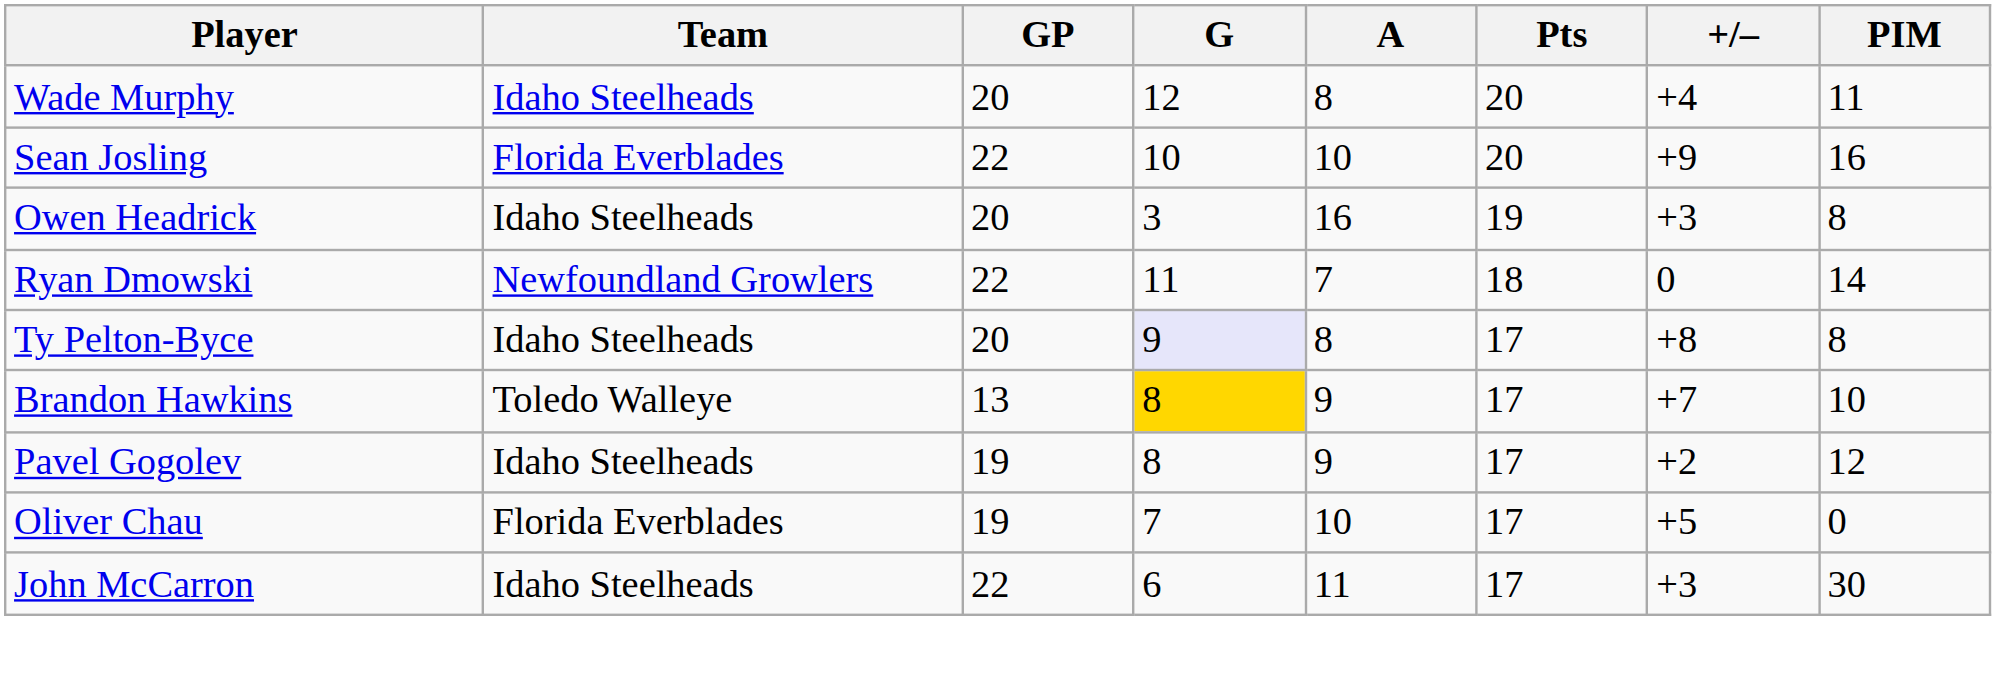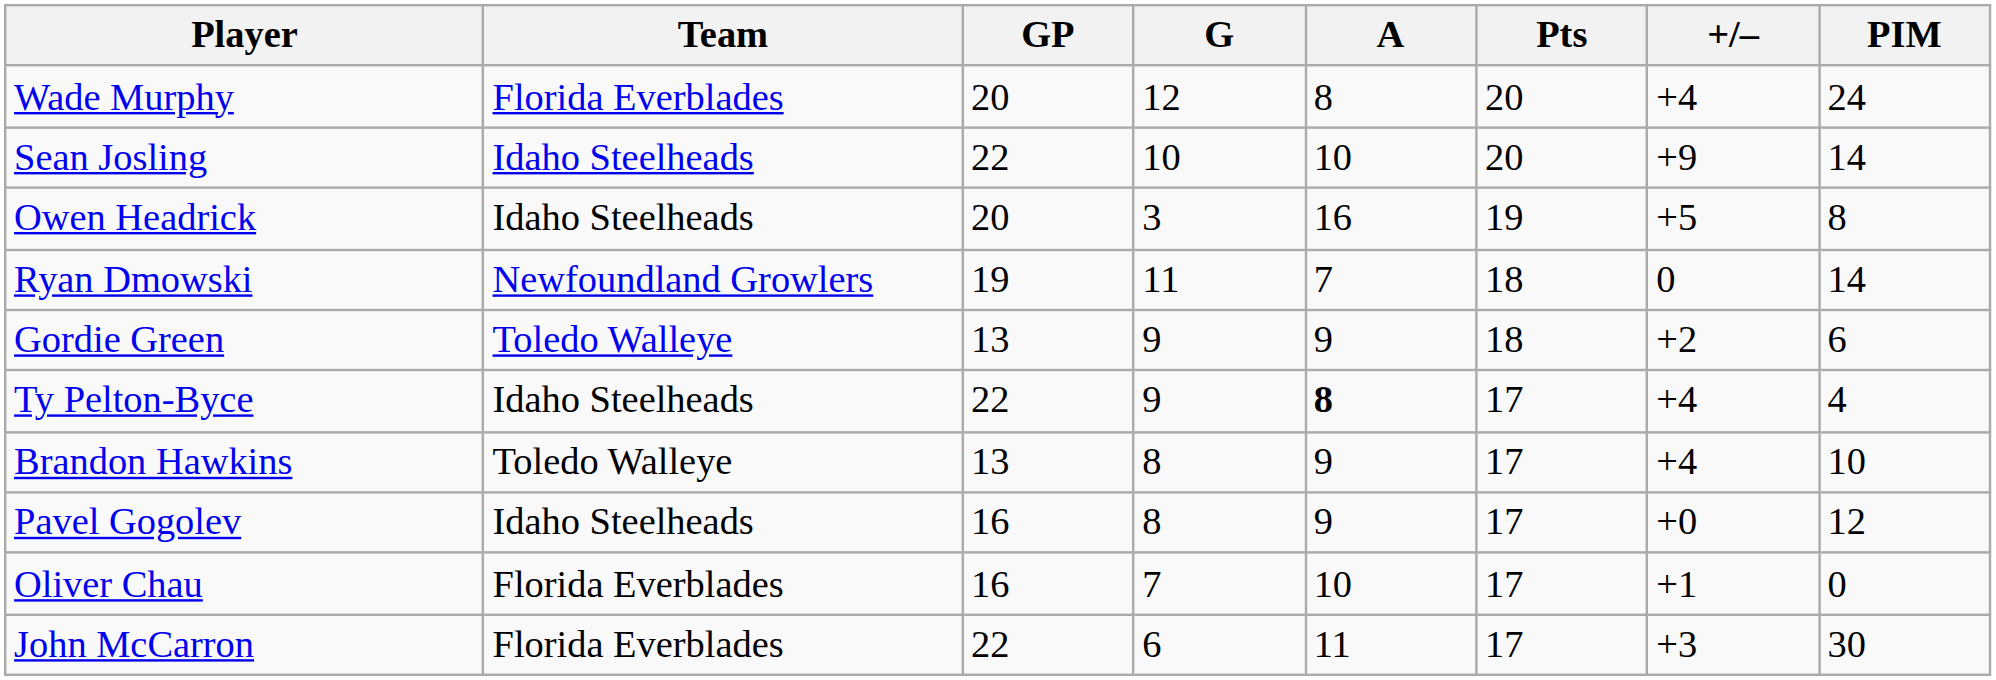(623, 95) Idaho Steelheads -> (638, 95) Florida Everblades
(1846, 95) 11 -> (1847, 95) 24
(638, 156) Florida Everblades -> (623, 156) Idaho Steelheads
(1847, 156) 16 -> (1847, 156) 14
(1677, 217) +3 -> (1677, 217) +5
(990, 278) 22 -> (990, 278) 19
+ row: (119, 339)
(990, 339) 20 -> (990, 400) 22
(1152, 339) lavender background -> (1152, 400) no background
(1323, 339) normal -> (1323, 400) bold
(1677, 339) +8 -> (1677, 400) +4
(1837, 339) 8 -> (1837, 400) 4
(1152, 400) gold background -> (1152, 461) no background
(1677, 400) +7 -> (1677, 461) +4
(990, 461) 19 -> (990, 522) 16
(1677, 461) +2 -> (1677, 522) +0
(990, 522) 19 -> (990, 583) 16
(1677, 522) +5 -> (1677, 583) +1
(623, 583) Idaho Steelheads -> (638, 643) Florida Everblades
